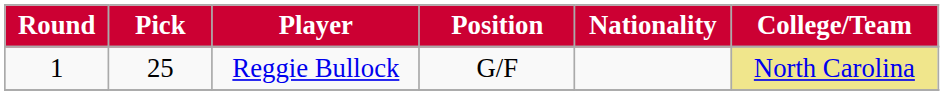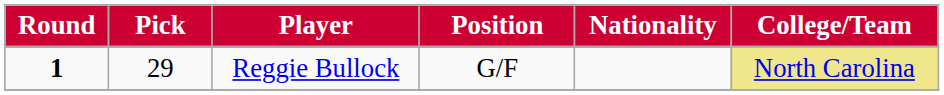(57, 68) normal -> (57, 68) bold
(160, 68) 25 -> (160, 68) 29
